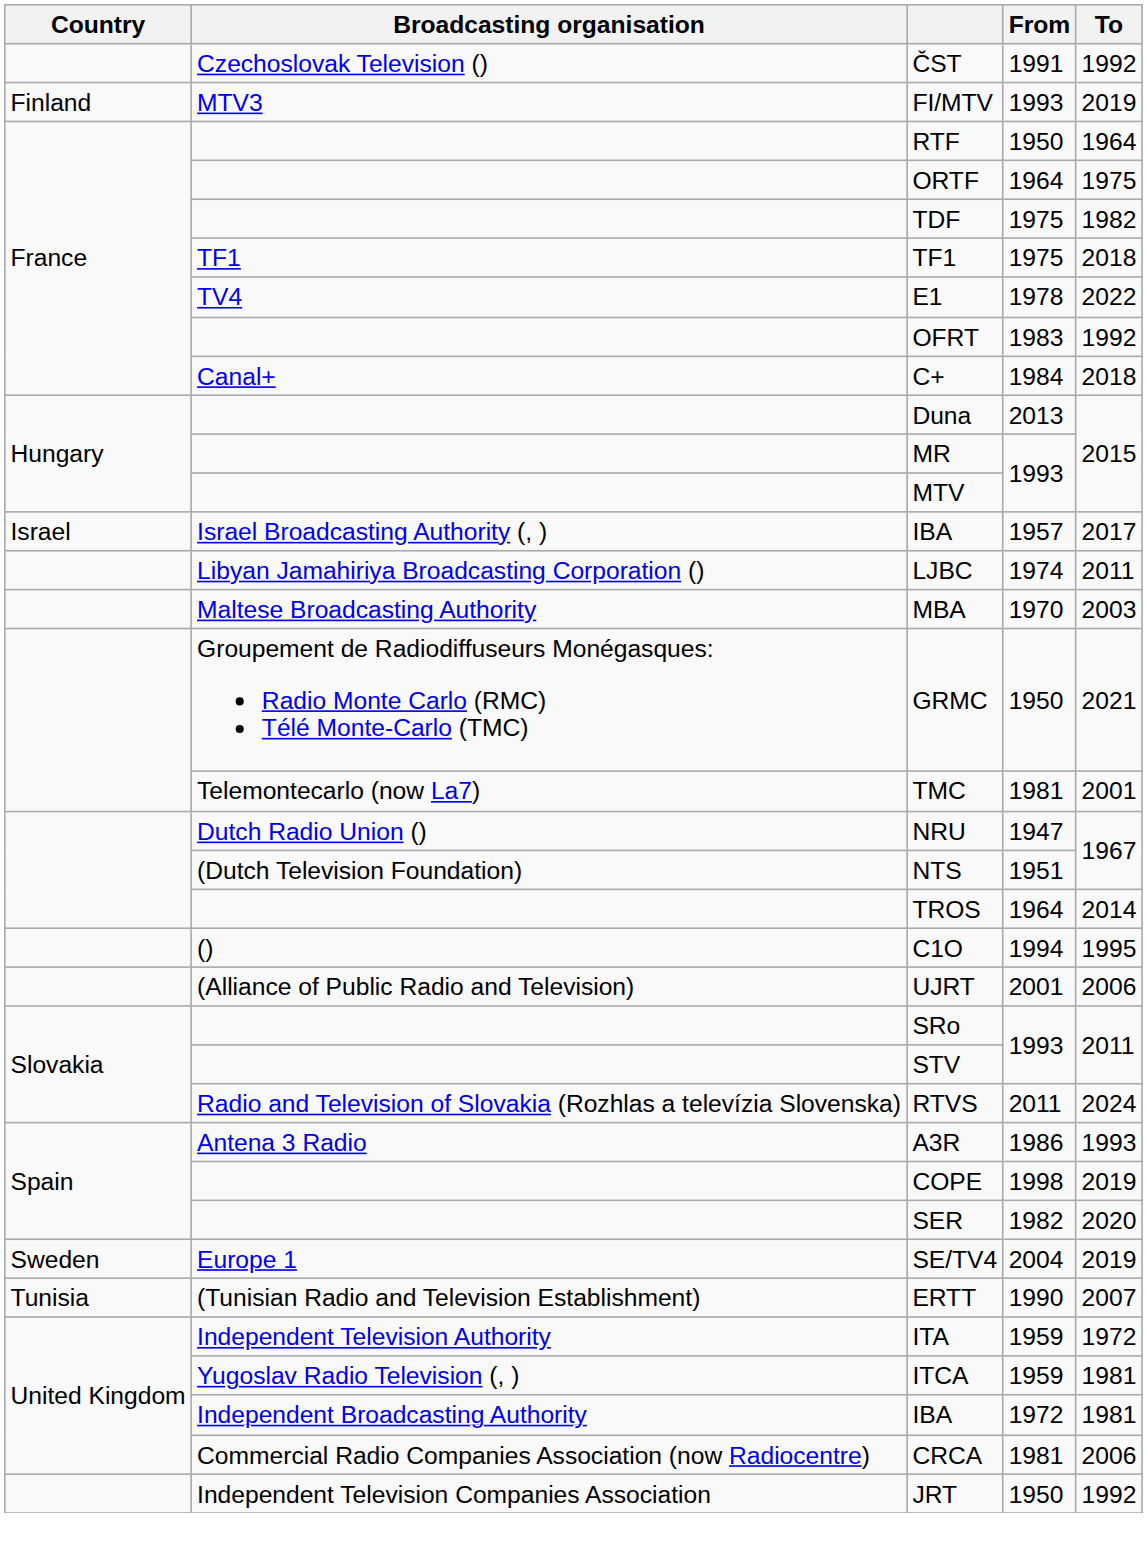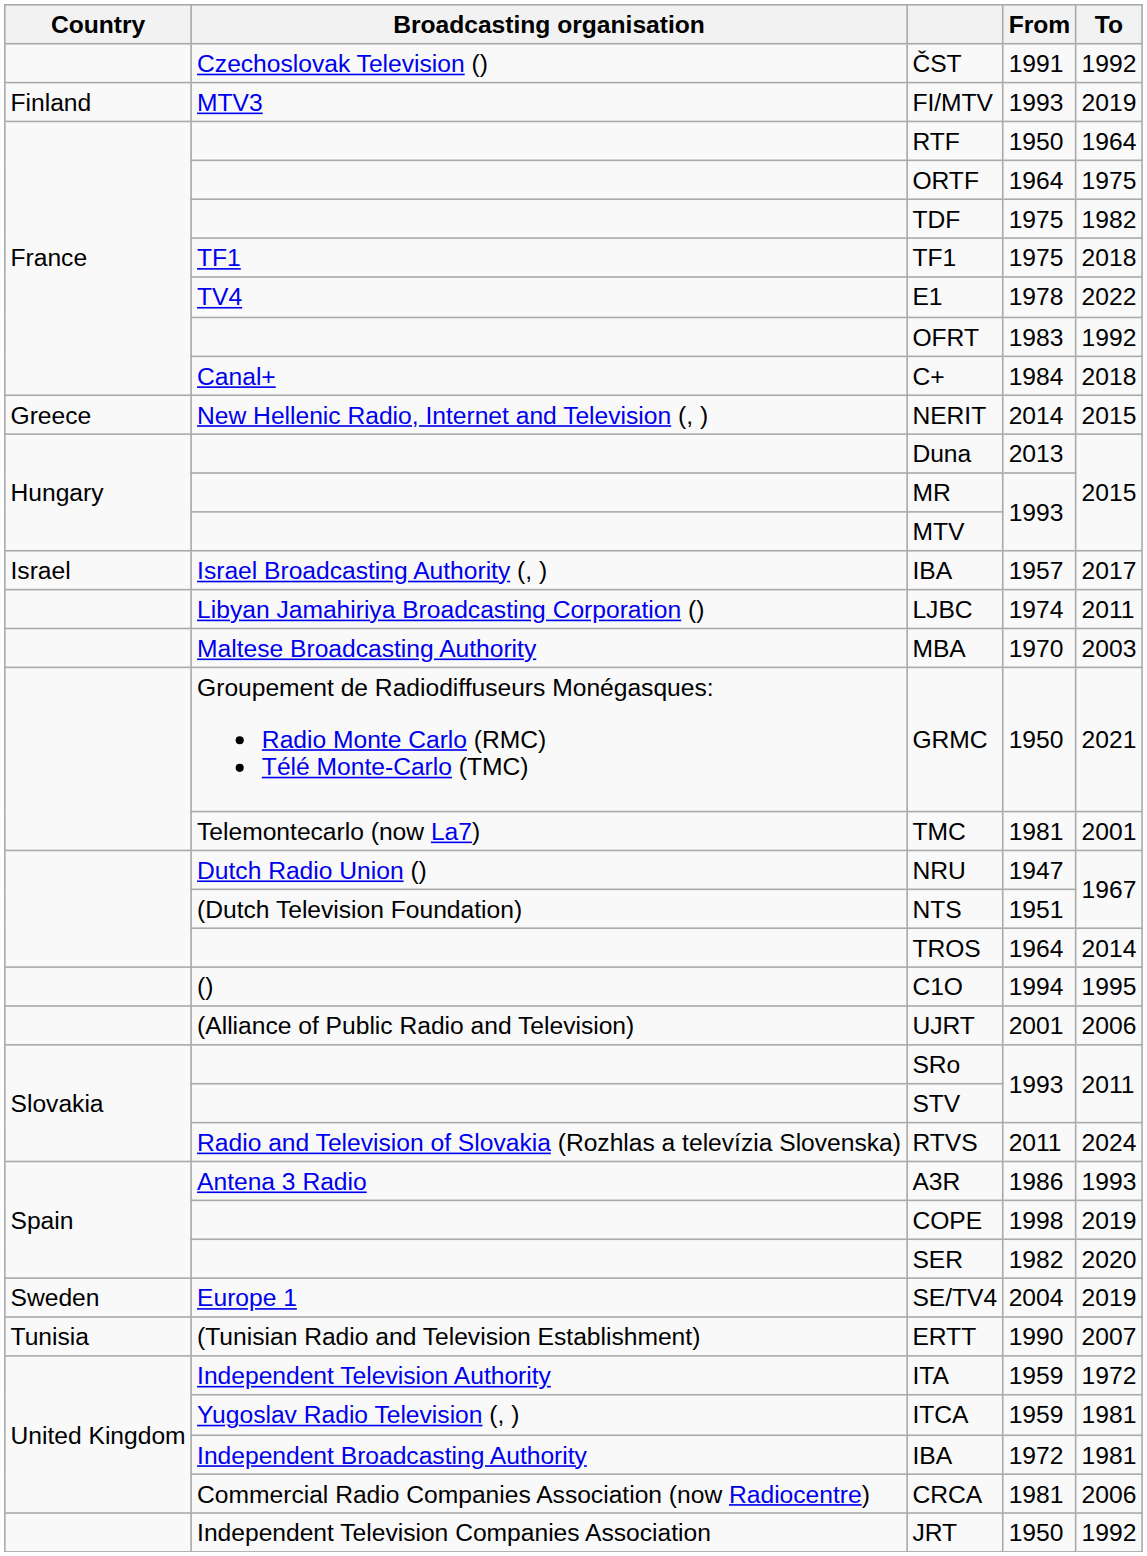+ row: (949, 414)
